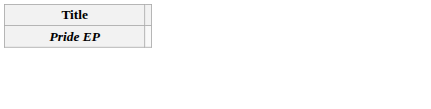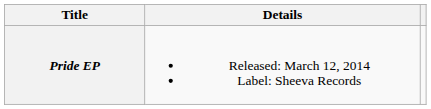+ column: (283, 15)
